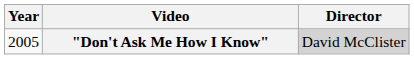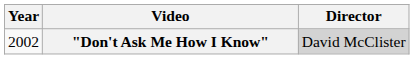(24, 41) 2005 -> (24, 41) 2002
